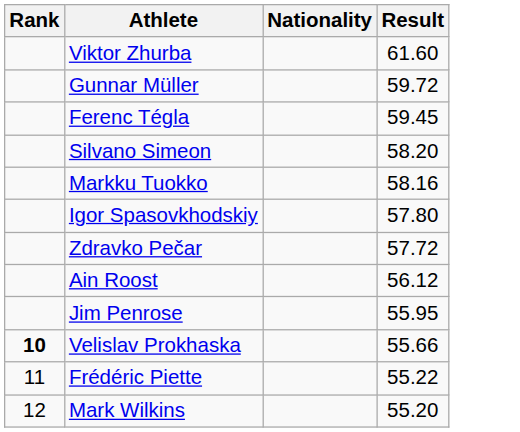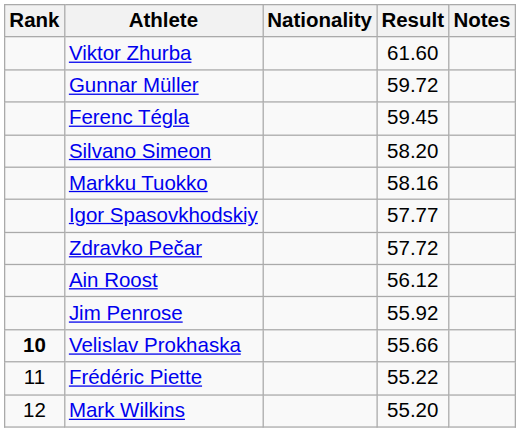+ column: (482, 20)
(413, 215) 57.80 -> (413, 215) 57.77
(413, 313) 55.95 -> (413, 313) 55.92
